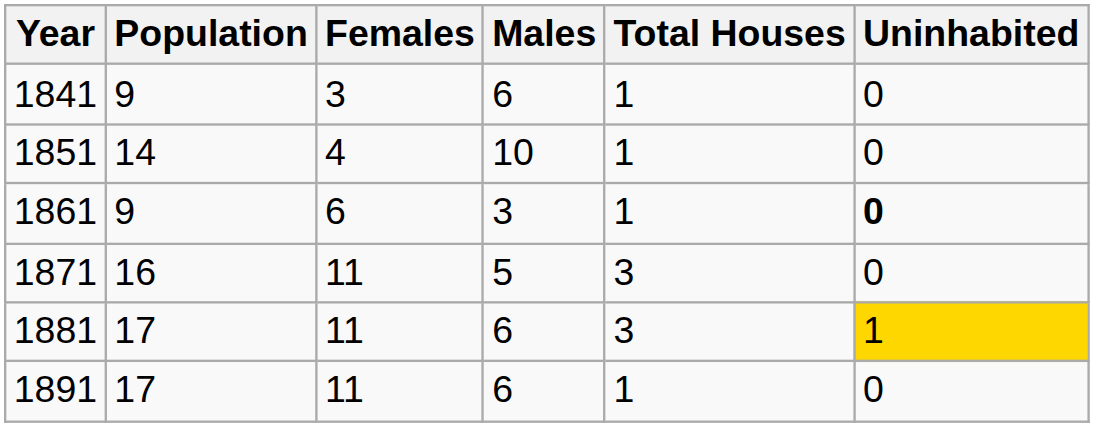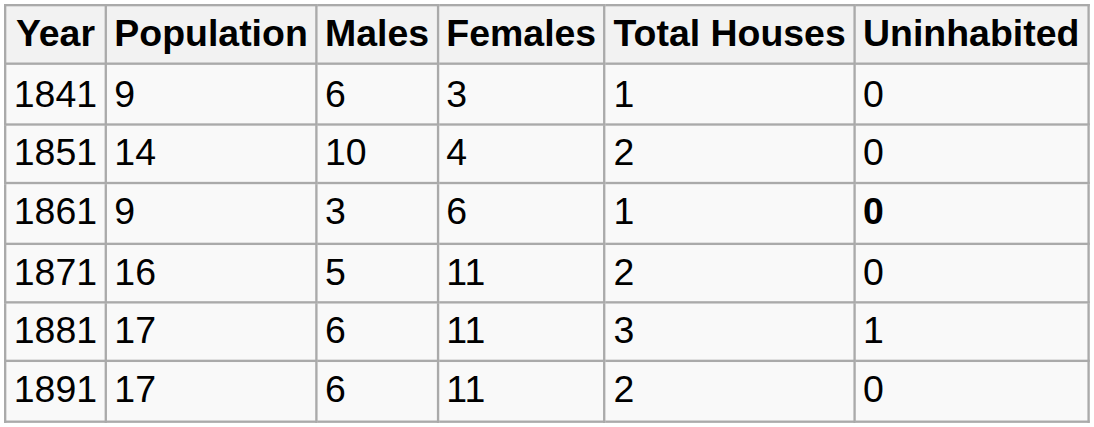columns swapped: (544, 34) <-> (400, 34)
(624, 152) 1 -> (624, 152) 2
(624, 271) 3 -> (624, 271) 2
(873, 331) gold background -> (873, 331) no background
(624, 390) 1 -> (624, 390) 2
